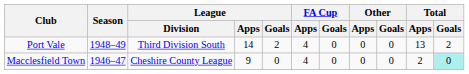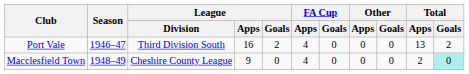(108, 45) 1948–49 -> (108, 45) 1946–47
(248, 45) 14 -> (248, 45) 16
(108, 61) 1946–47 -> (108, 61) 1948–49
